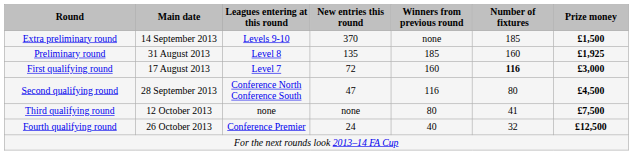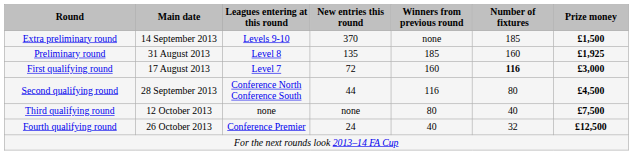(351, 90) 47 -> (351, 90) 44
(513, 111) 41 -> (513, 111) 40
